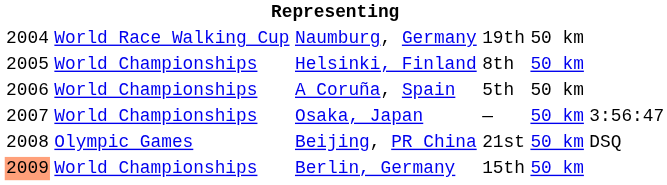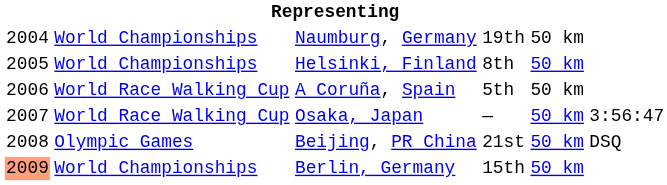(172, 38) World Race Walking Cup -> (156, 38) World Championships
(156, 90) World Championships -> (172, 90) World Race Walking Cup
(156, 117) World Championships -> (172, 117) World Race Walking Cup
